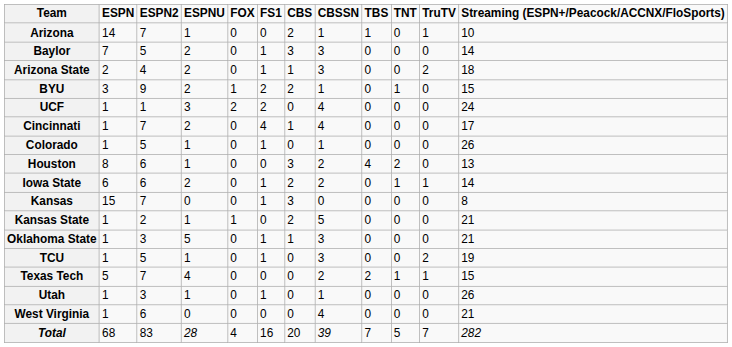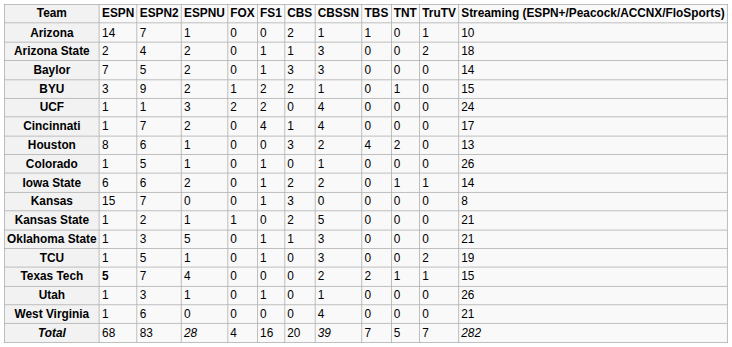rows swapped: (52, 70) <-> (52, 51)
rows swapped: (52, 145) <-> (52, 164)
(105, 276) normal -> (105, 276) bold
